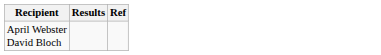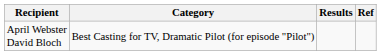+ column: (193, 13)
